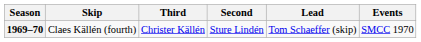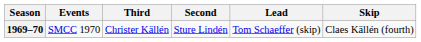columns swapped: (92, 12) <-> (387, 12)
